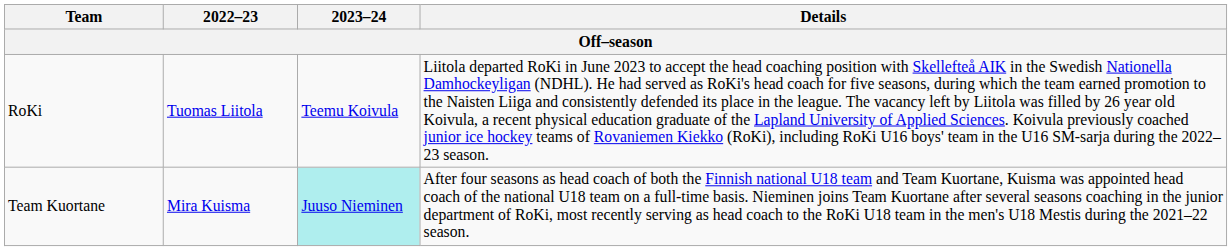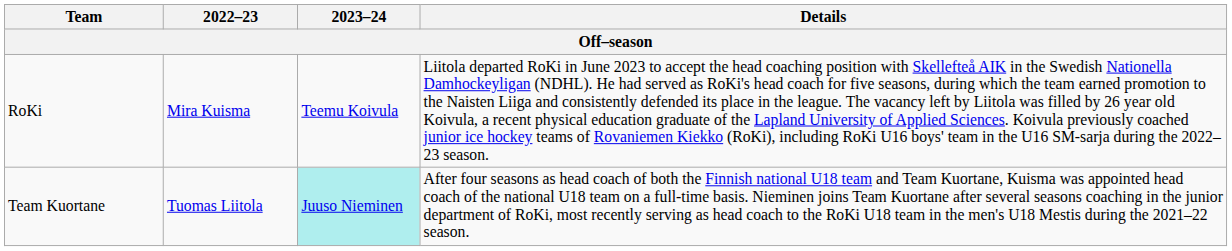(215, 110) Tuomas Liitola -> (209, 110) Mira Kuisma
(209, 206) Mira Kuisma -> (215, 206) Tuomas Liitola
